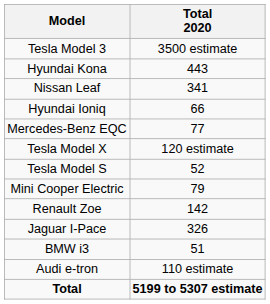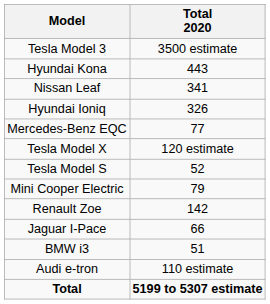(198, 108) 66 -> (198, 108) 326
(198, 229) 326 -> (198, 229) 66
